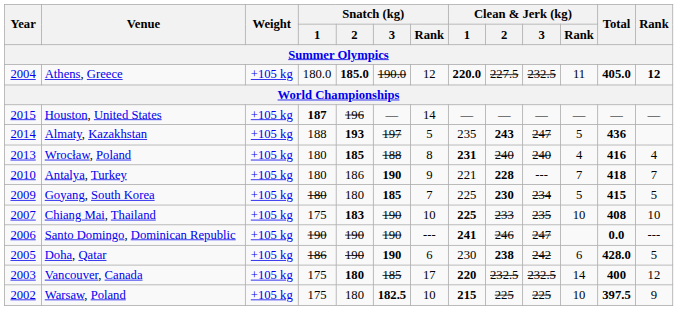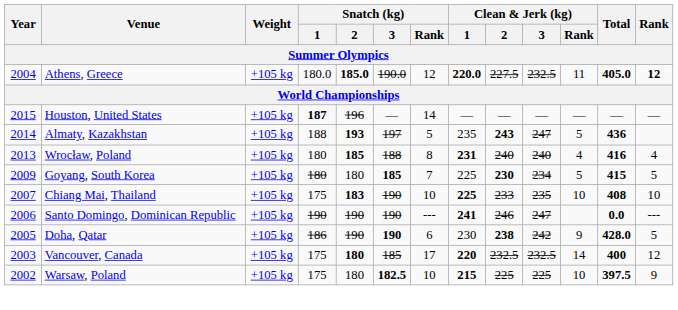- row: (86, 174)
(579, 255) 6 -> (579, 235) 9
